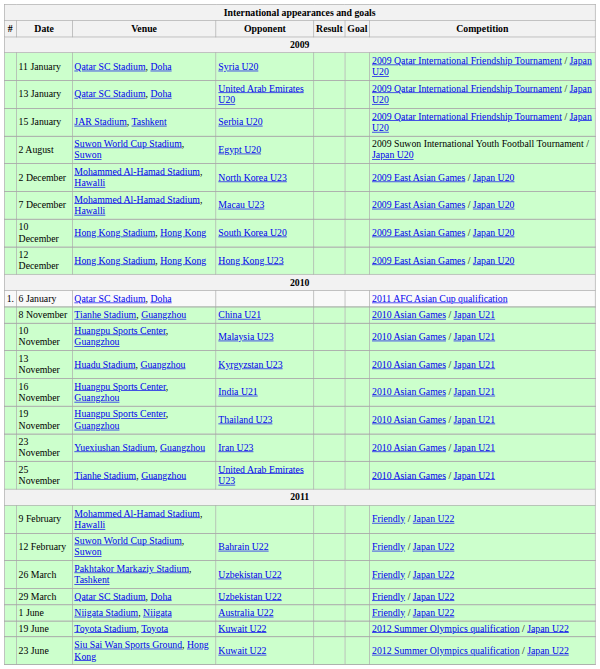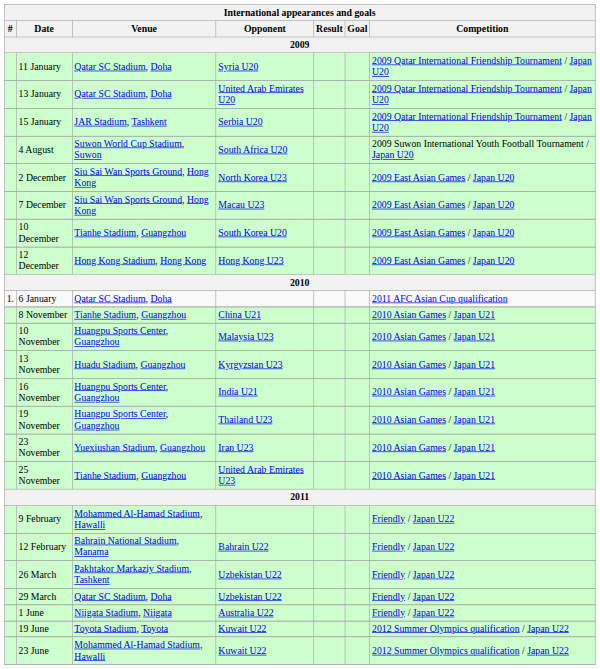- row: (36, 150)
+ row: (36, 150)
(138, 178) Mohammed Al-Hamad Stadium, Hawalli -> (142, 178) Siu Sai Wan Sports Ground, Hong Kong
(138, 205) Mohammed Al-Hamad Stadium, Hawalli -> (142, 205) Siu Sai Wan Sports Ground, Hong Kong
(140, 233) Hong Kong Stadium, Hong Kong -> (130, 233) Tianhe Stadium, Guangzhou
(129, 547) Suwon World Cup Stadium, Suwon -> (127, 547) Bahrain National Stadium, Manama
(142, 651) Siu Sai Wan Sports Ground, Hong Kong -> (138, 651) Mohammed Al-Hamad Stadium, Hawalli
